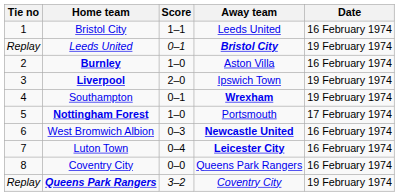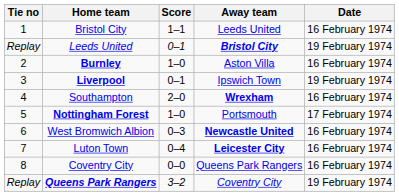(176, 81) 2–0 -> (176, 81) 0–1
(176, 98) 0–1 -> (176, 98) 2–0
(350, 98) 19 February 1974 -> (350, 98) 16 February 1974
